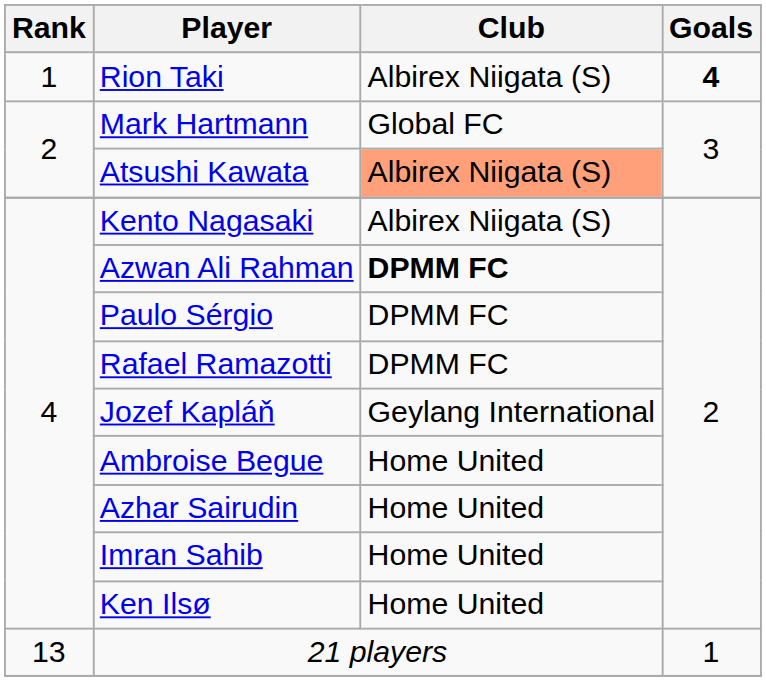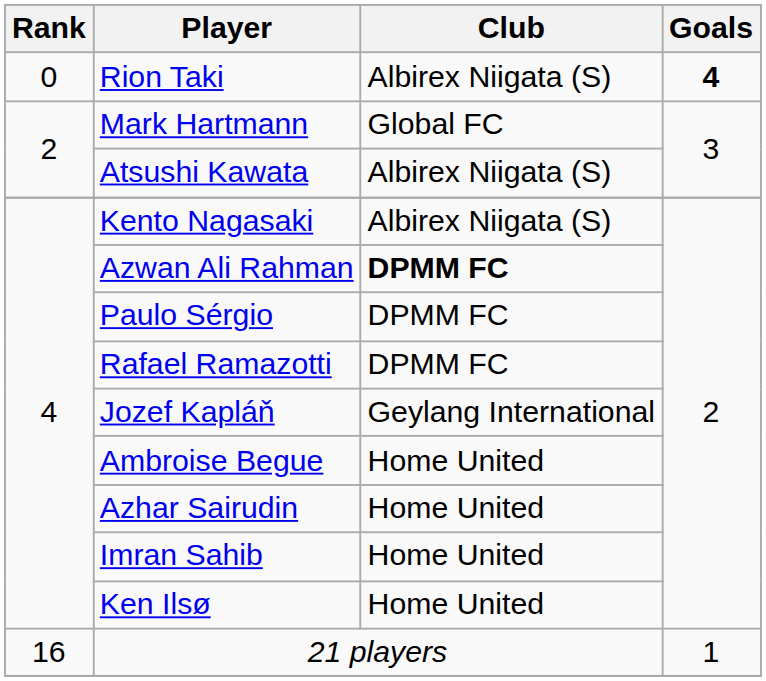(49, 76) 1 -> (49, 76) 0
(489, 172) lightsalmon background -> (489, 172) no background
(49, 651) 13 -> (49, 651) 16
